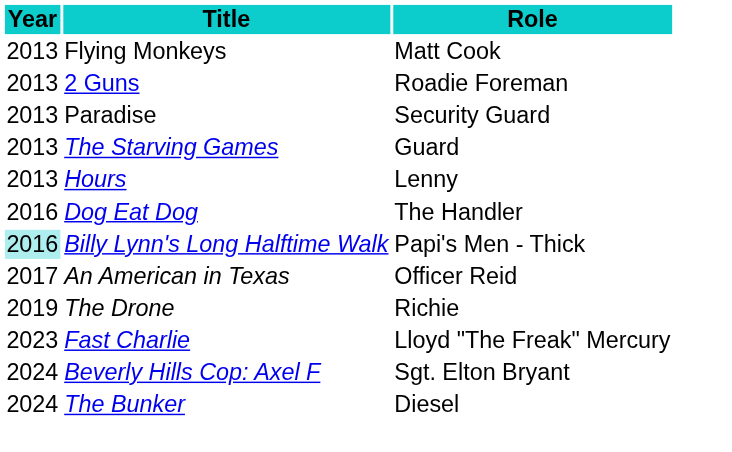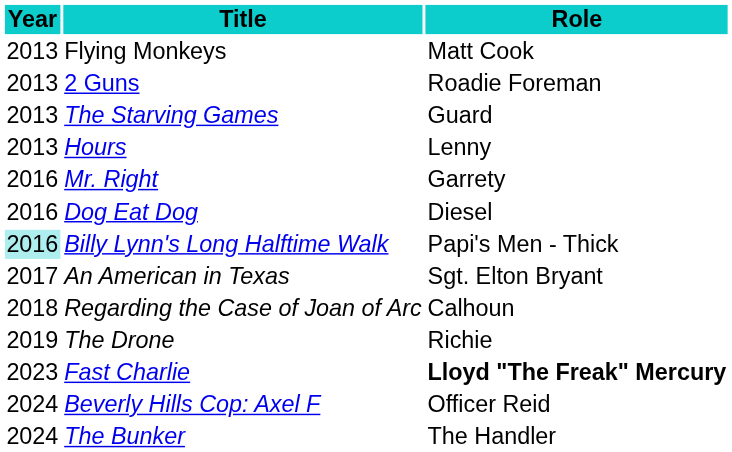- row: (110, 115)
+ row: (111, 179)
(459, 212) The Handler -> (460, 212) Diesel
(456, 276) Officer Reid -> (515, 276) Sgt. Elton Bryant
+ row: (243, 308)
(532, 340) normal -> (577, 372) bold
(482, 372) Sgt. Elton Bryant -> (489, 404) Officer Reid
(427, 404) Diesel -> (492, 436) The Handler
